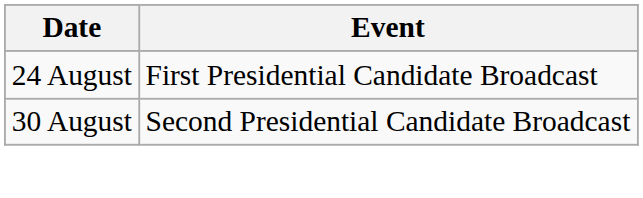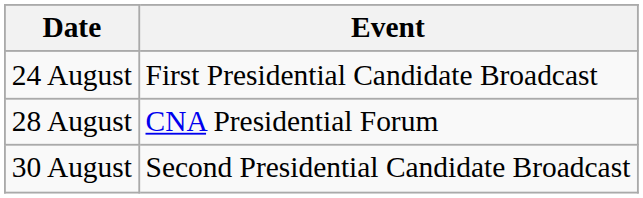+ row: (72, 121)
